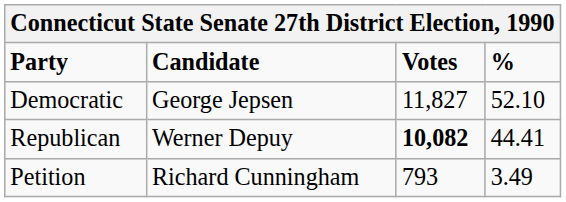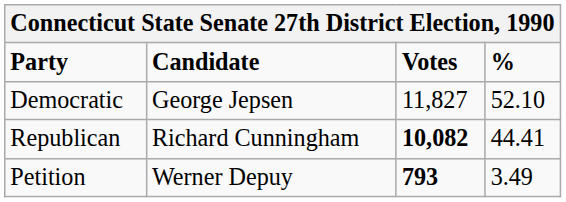(222, 138) Werner Depuy -> (256, 138) Richard Cunningham
(256, 176) Richard Cunningham -> (222, 176) Werner Depuy
(420, 176) normal -> (420, 176) bold
